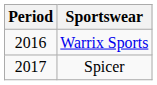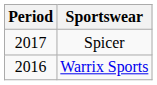rows swapped: (104, 42) <-> (104, 67)
